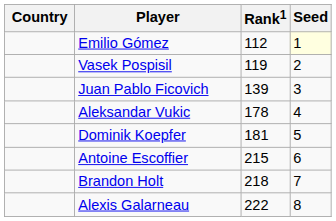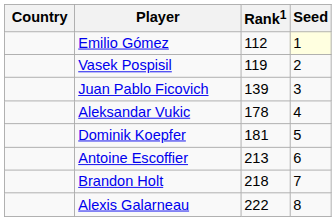(256, 158) 215 -> (256, 158) 213
